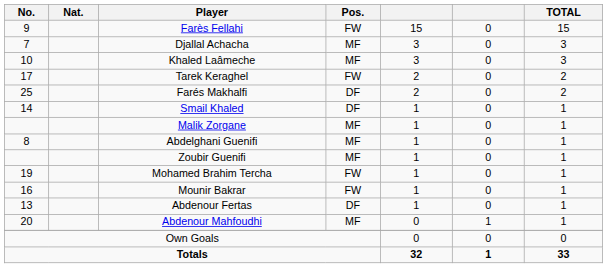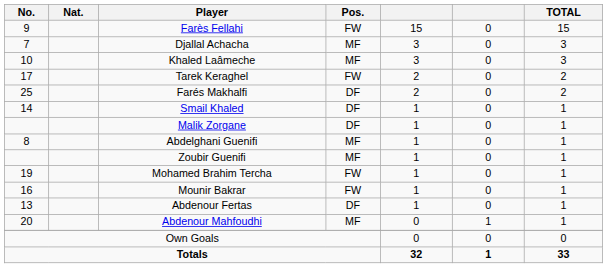(353, 125) MF -> (353, 125) DF
